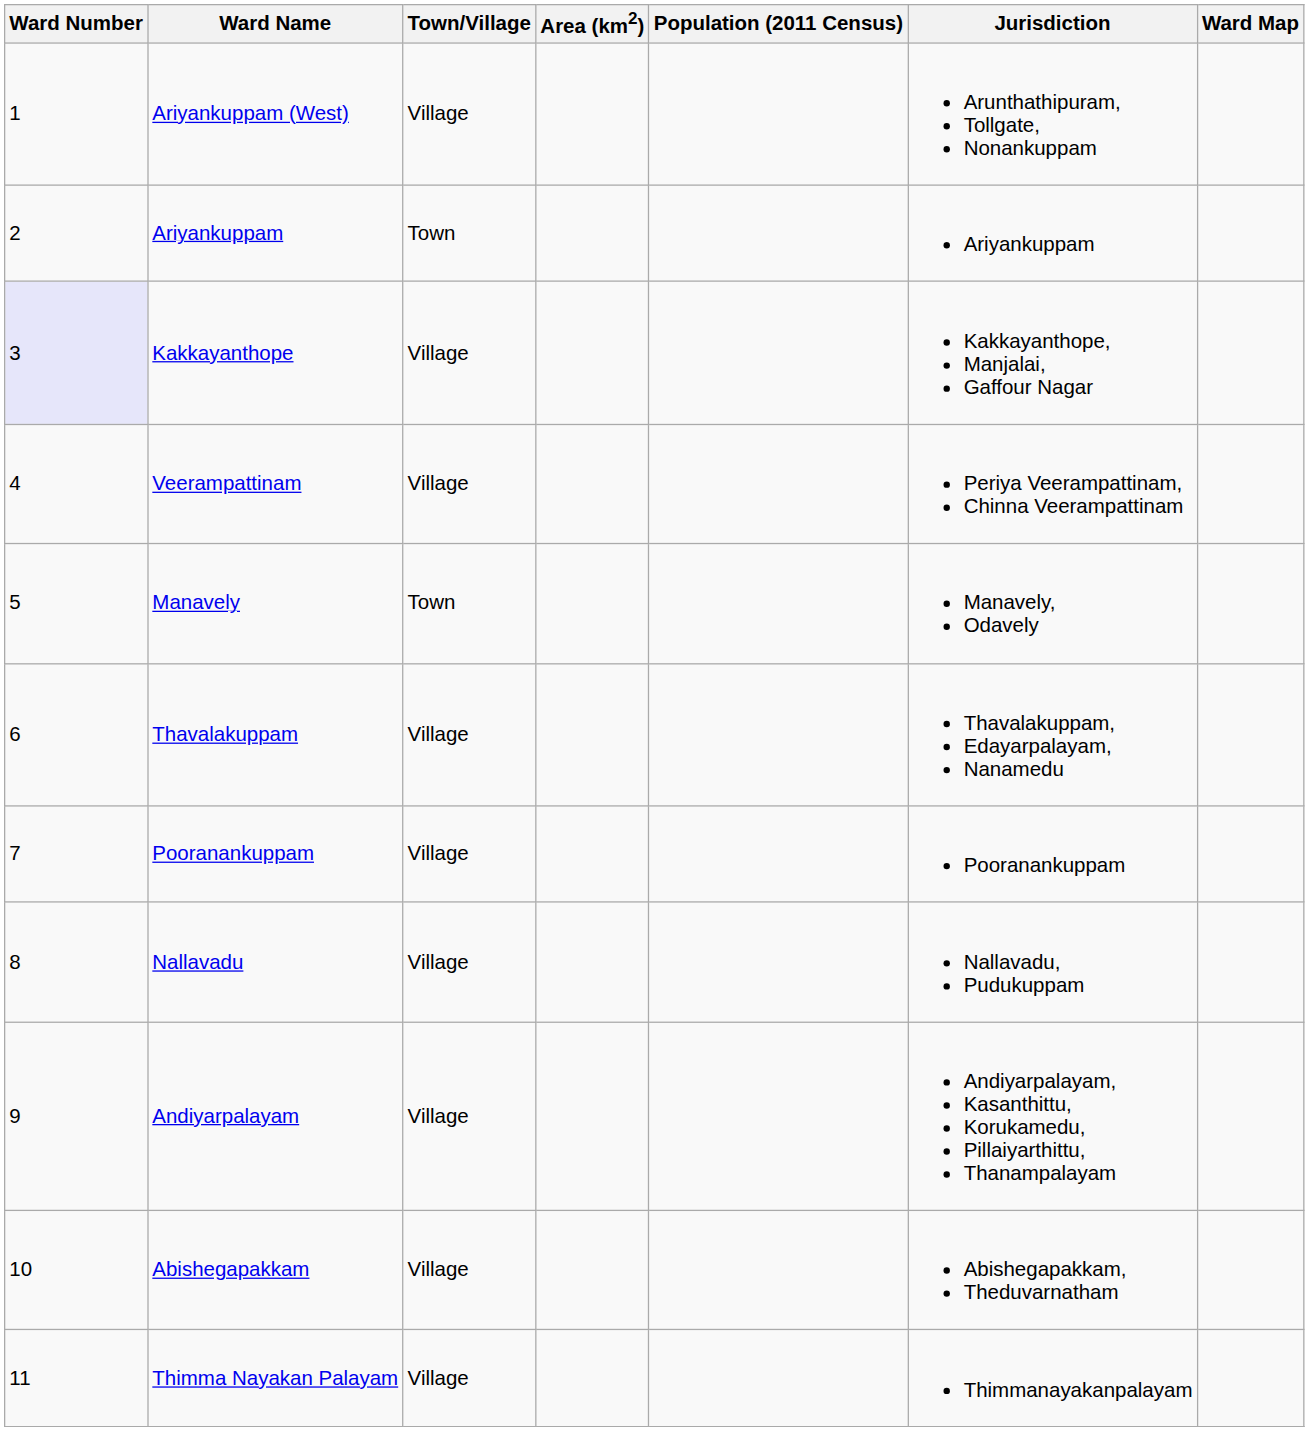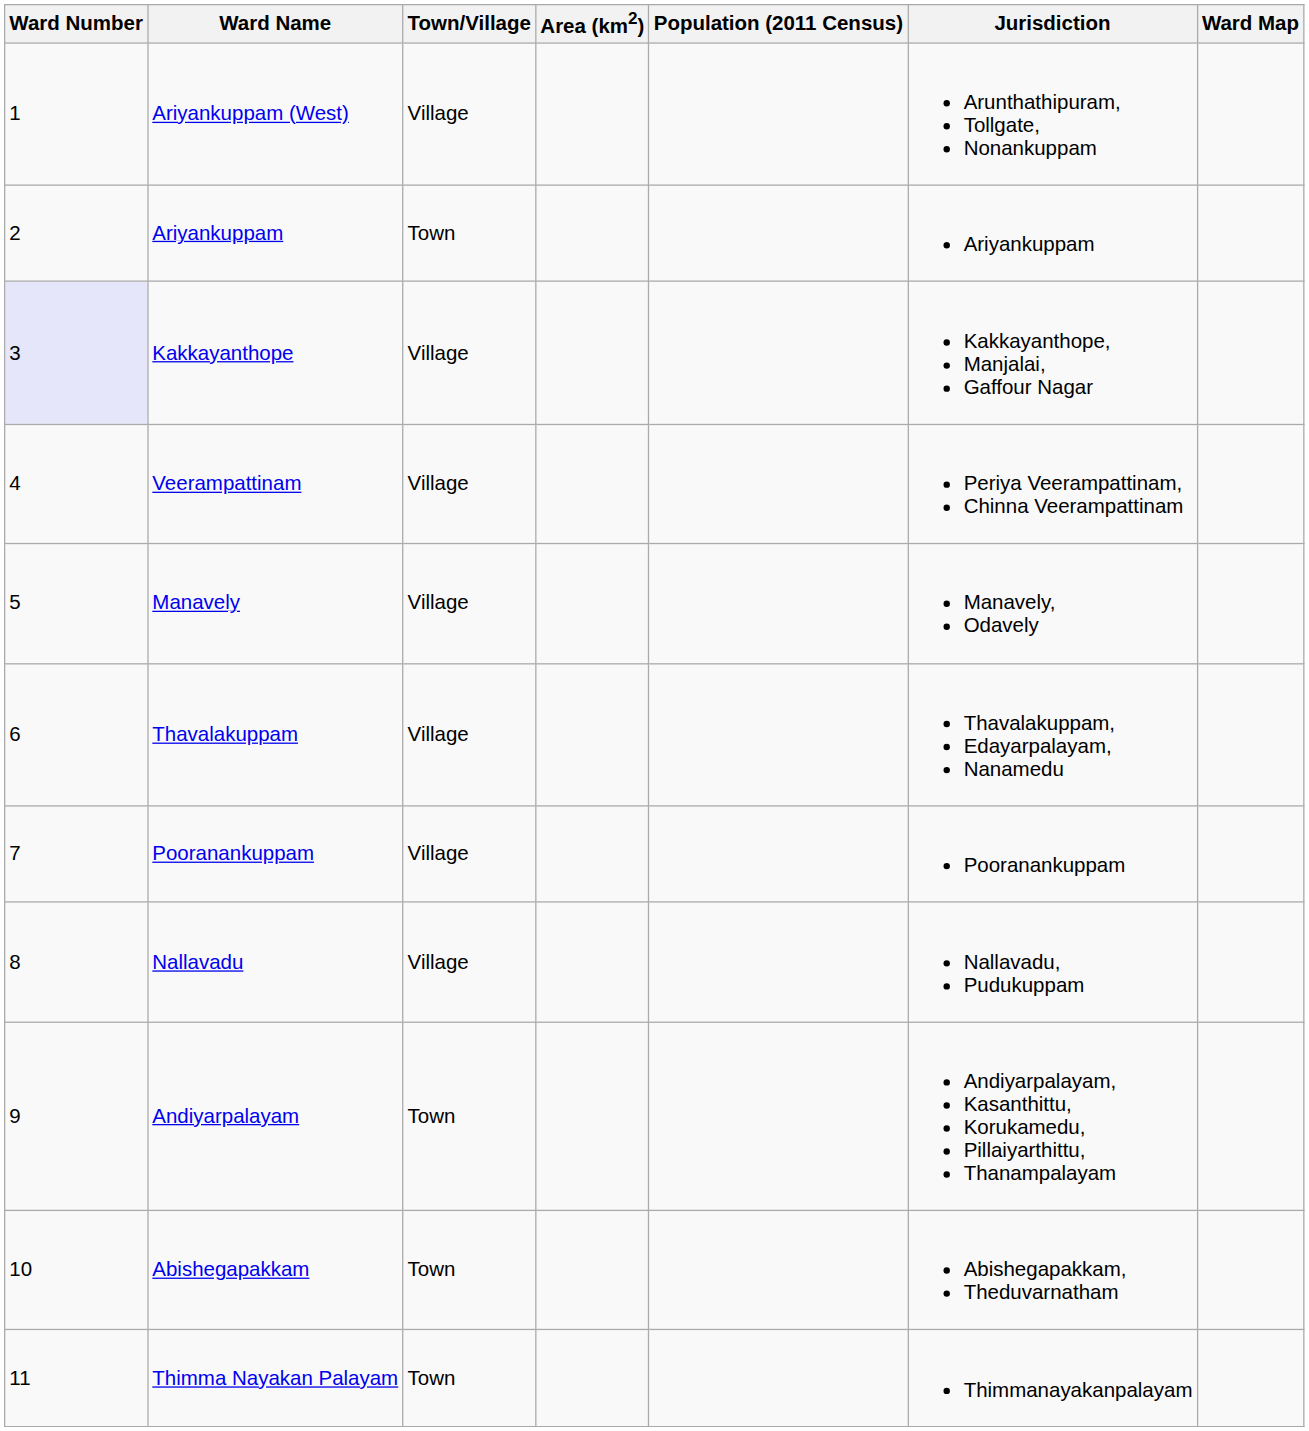(432, 603) Town -> (438, 603) Village
(438, 1116) Village -> (432, 1116) Town
(438, 1270) Village -> (432, 1270) Town
(438, 1378) Village -> (432, 1378) Town
